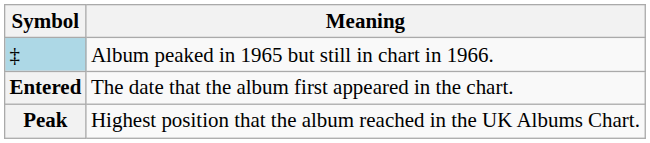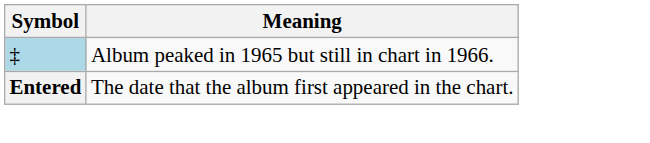- row: (45, 120)
